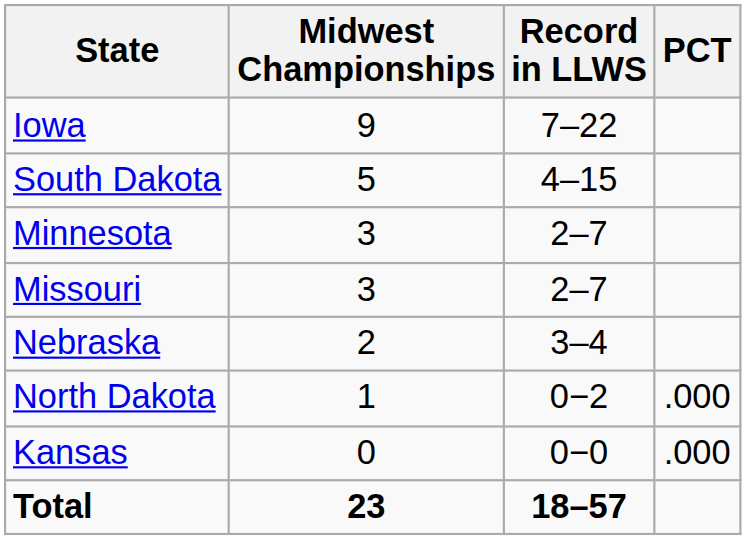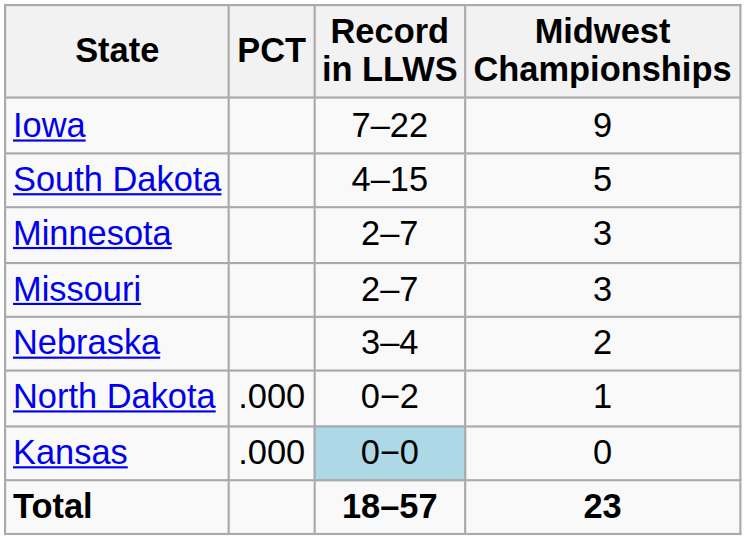columns swapped: (366, 51) <-> (697, 51)
(579, 452) no background -> (390, 452) lightblue background
